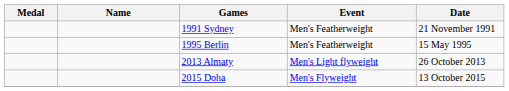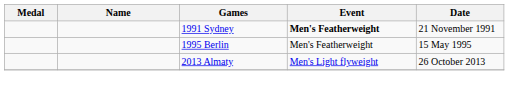(331, 29) normal -> (335, 29) bold
- row: (204, 78)
